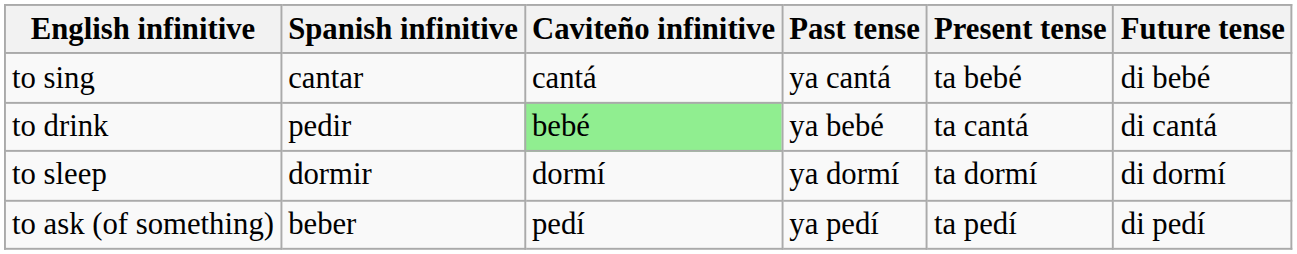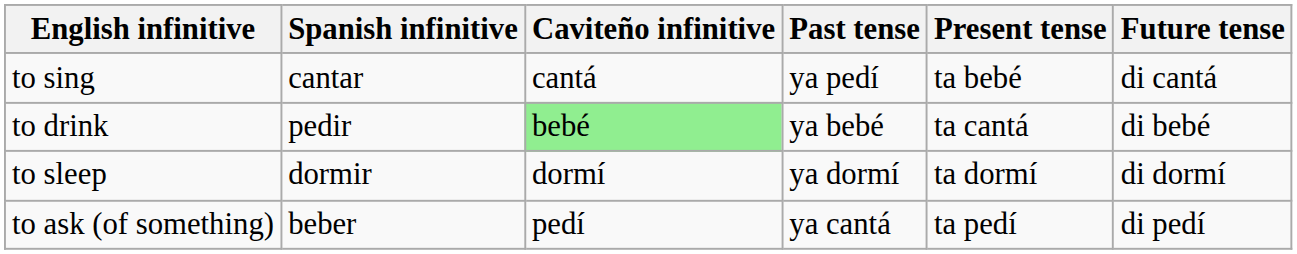(840, 77) ya cantá -> (834, 77) ya pedí
(1166, 77) di bebé -> (1169, 77) di cantá
(1169, 126) di cantá -> (1166, 126) di bebé
(834, 223) ya pedí -> (840, 223) ya cantá
